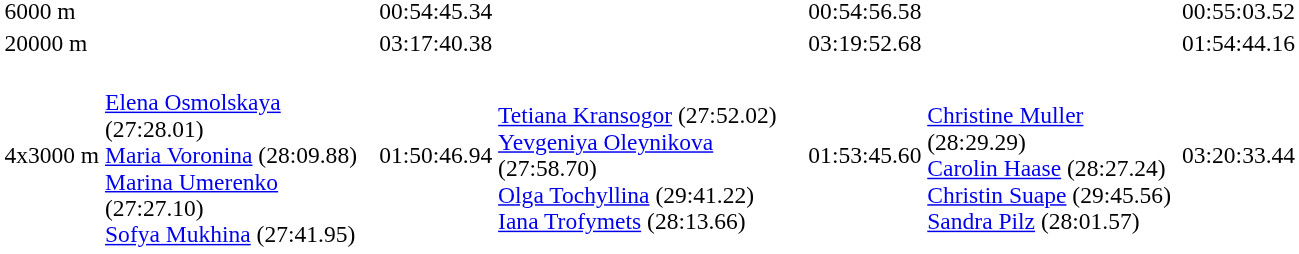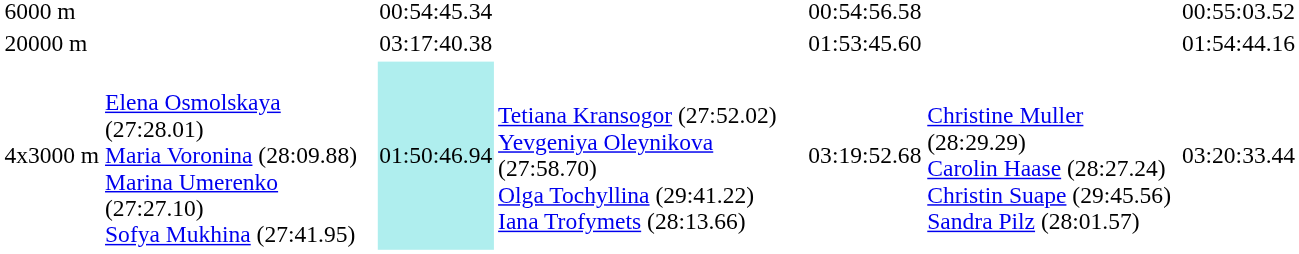(865, 43) 03:19:52.68 -> (865, 43) 01:53:45.60
(436, 155) no background -> (436, 155) paleturquoise background
(865, 155) 01:53:45.60 -> (865, 155) 03:19:52.68
